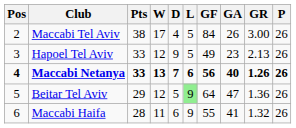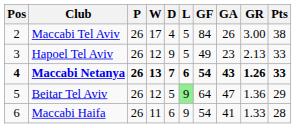columns swapped: (282, 14) <-> (139, 14)
(209, 73) 56 -> (205, 73) 54
(233, 73) 40 -> (228, 73) 43
(209, 113) 55 -> (205, 113) 54
(259, 113) 1.32 -> (255, 113) 1.33
